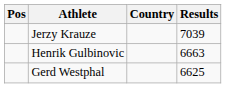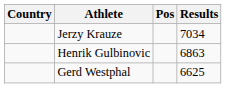columns swapped: (16, 14) <-> (152, 14)
(192, 33) 7039 -> (192, 33) 7034
(192, 53) 6663 -> (192, 53) 6863
